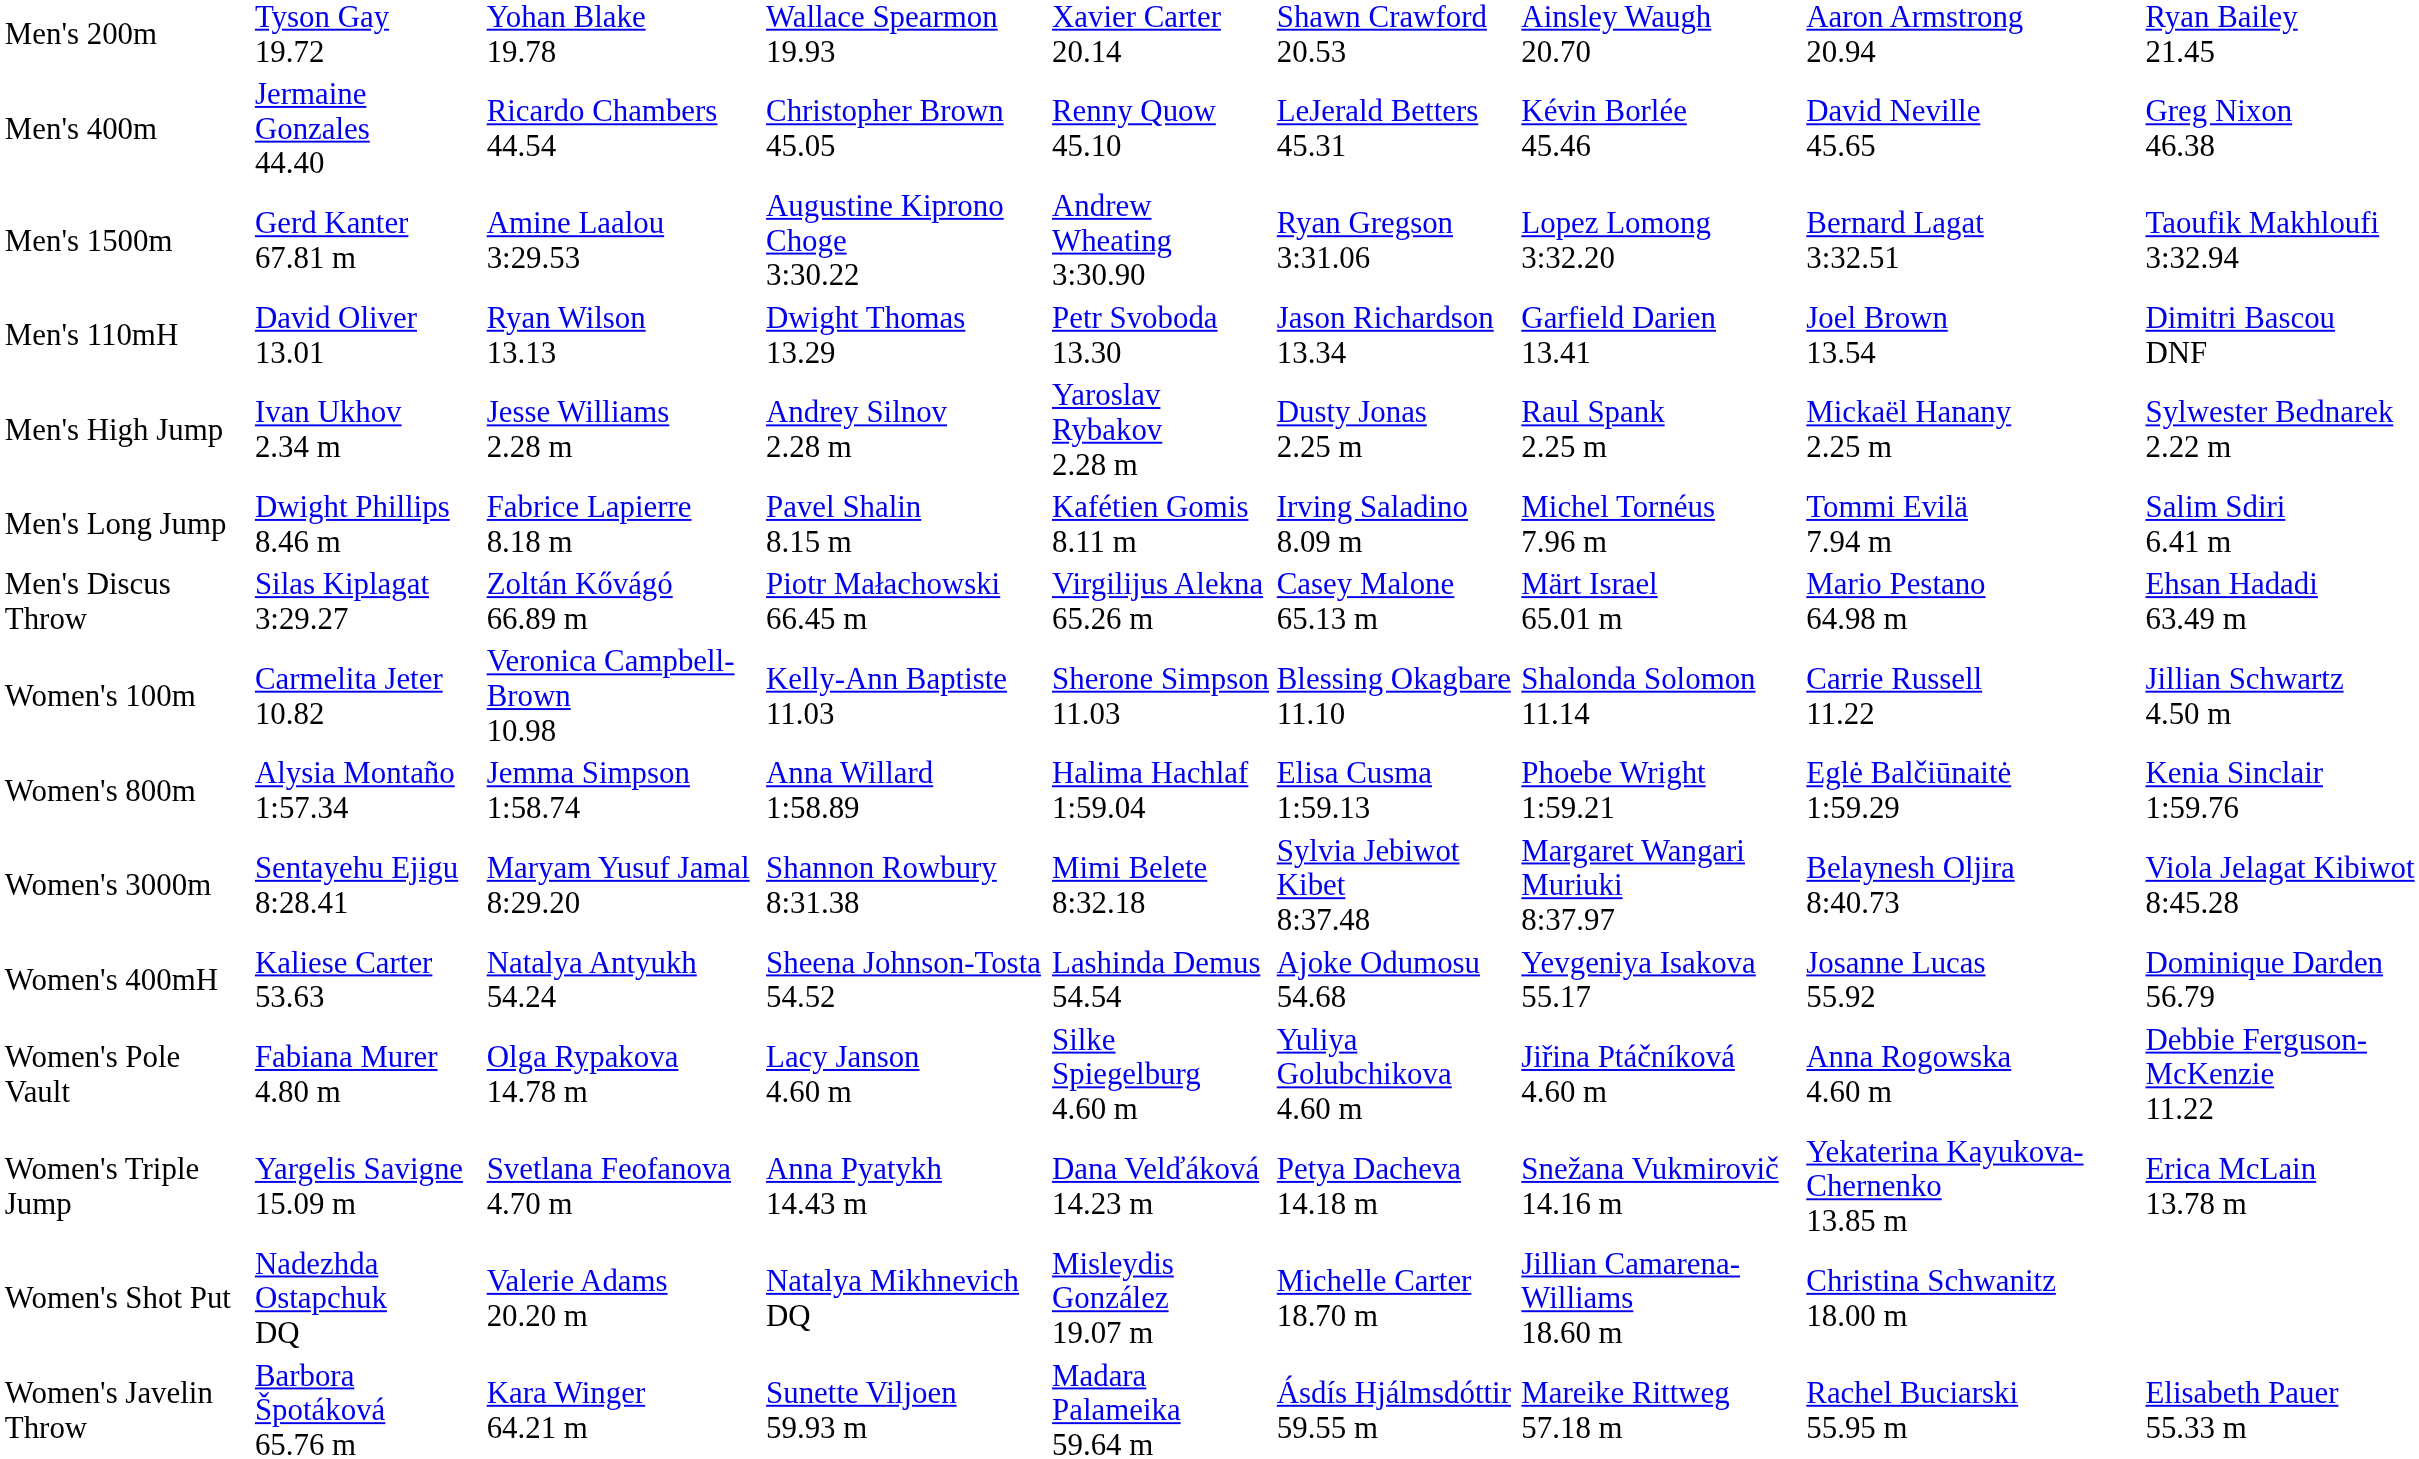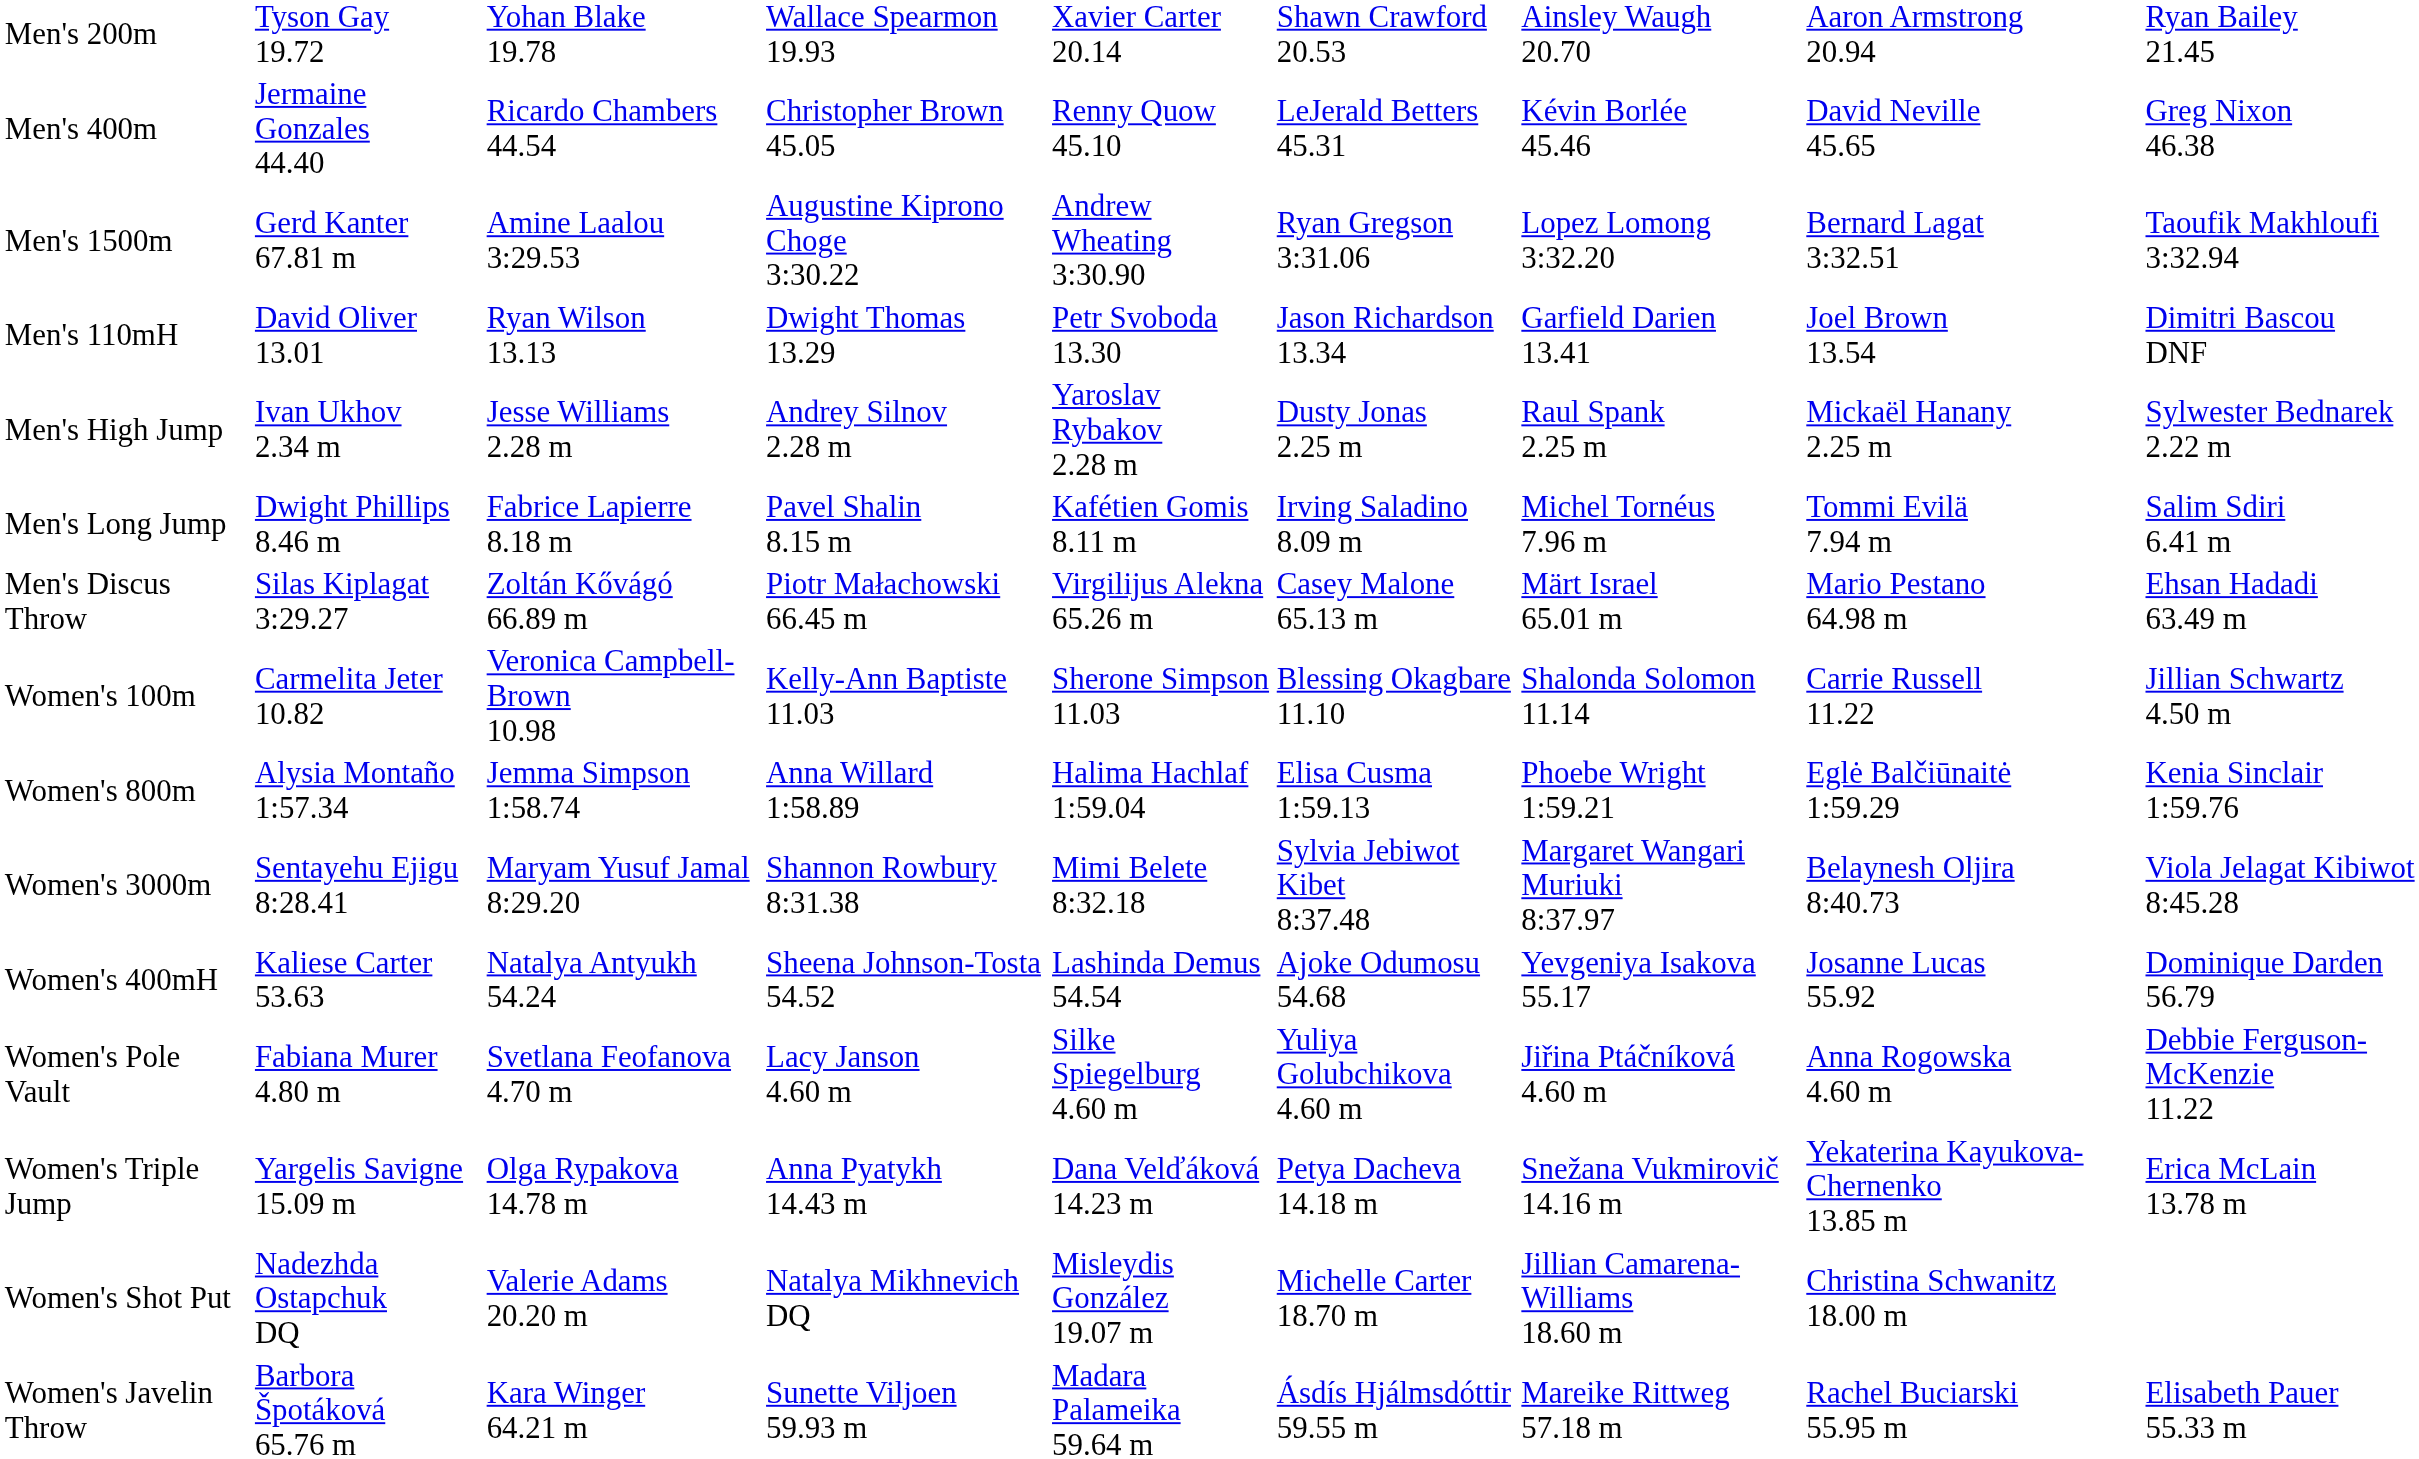(583, 1074) Olga Rypakova 14.78 m -> (609, 1074) Svetlana Feofanova 4.70 m
(609, 1186) Svetlana Feofanova 4.70 m -> (583, 1186) Olga Rypakova 14.78 m
